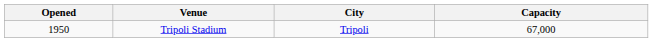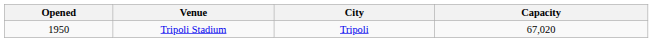(541, 29) 67,000 -> (541, 29) 67,020
